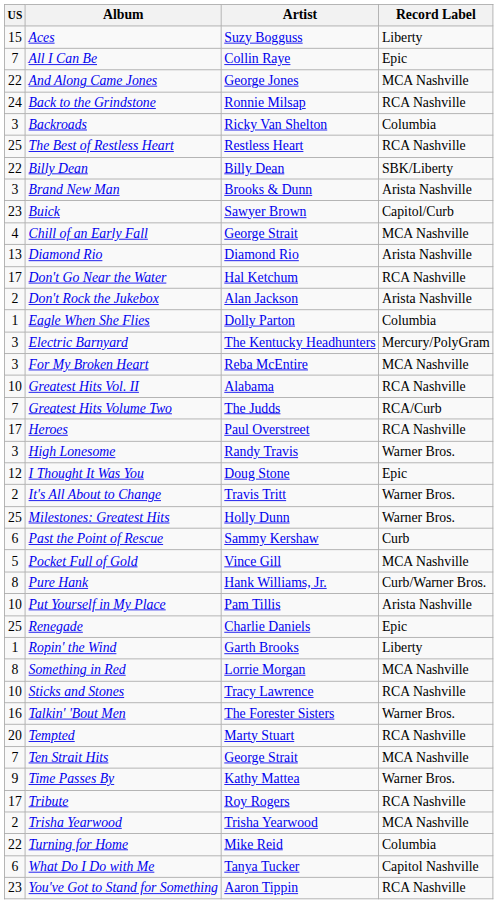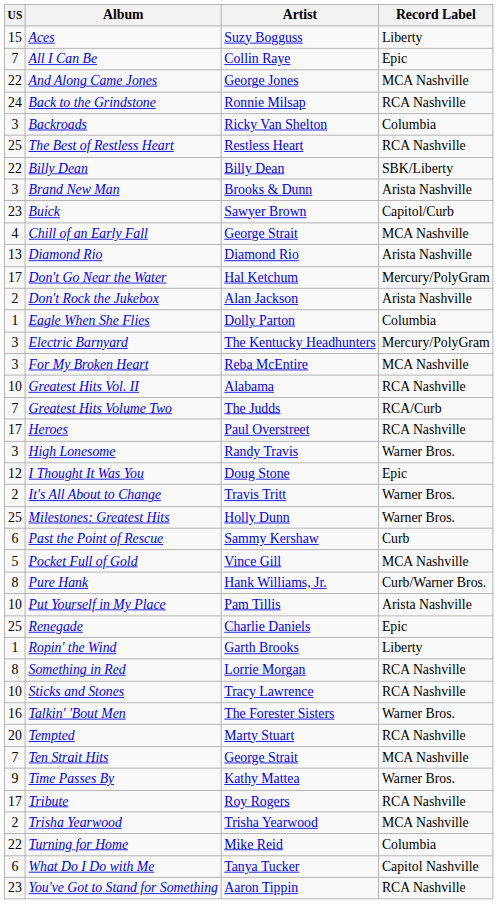(424, 277) RCA Nashville -> (436, 277) Mercury/PolyGram
(425, 670) MCA Nashville -> (424, 670) RCA Nashville
